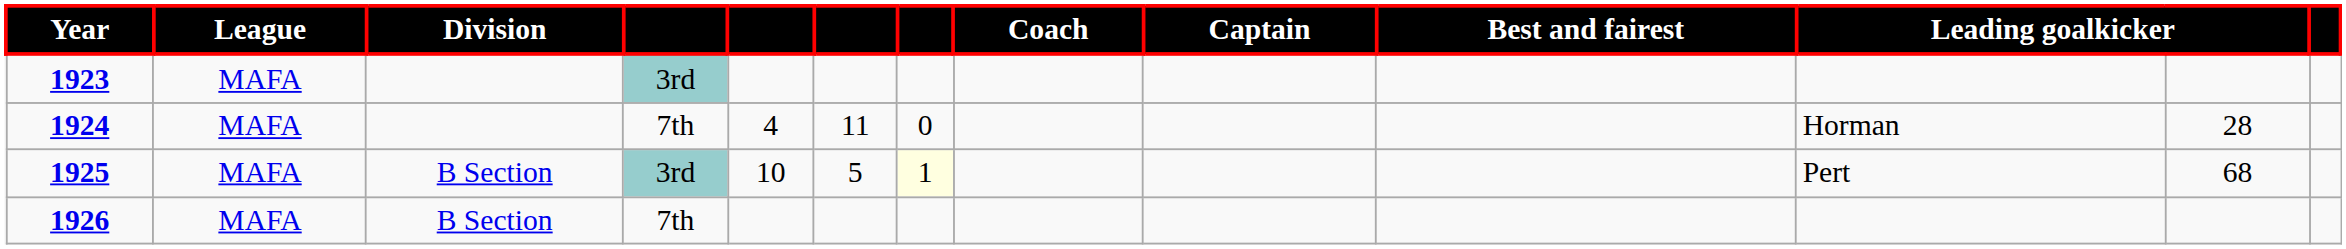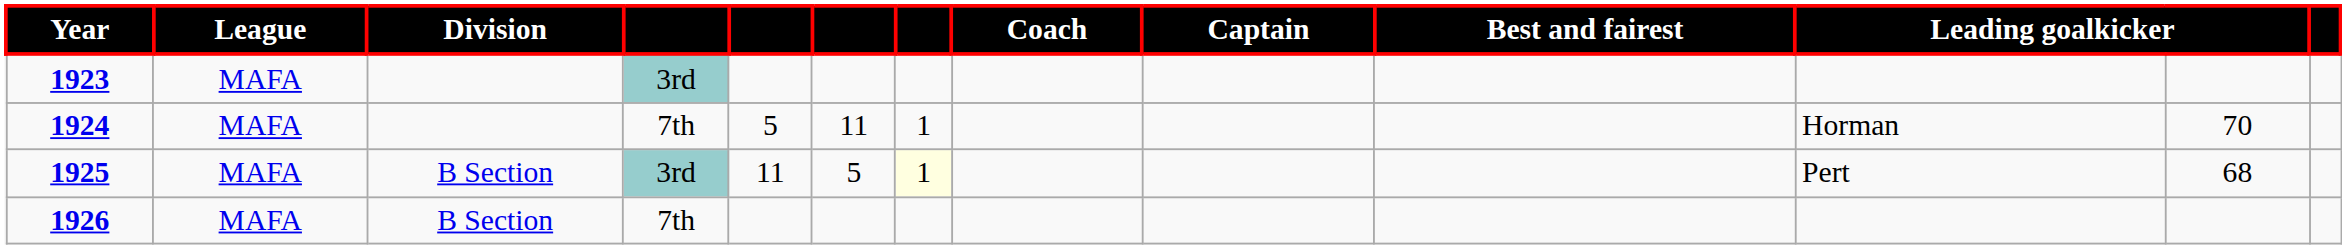(771, 125) 4 -> (770, 125) 5
(925, 125) 0 -> (924, 125) 1
(2238, 125) 28 -> (2237, 125) 70
(771, 172) 10 -> (770, 172) 11
